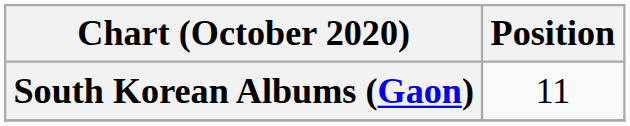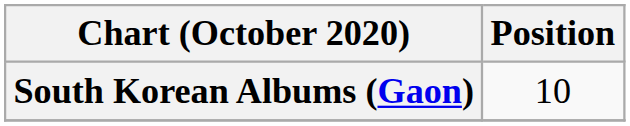(553, 90) 11 -> (553, 90) 10
